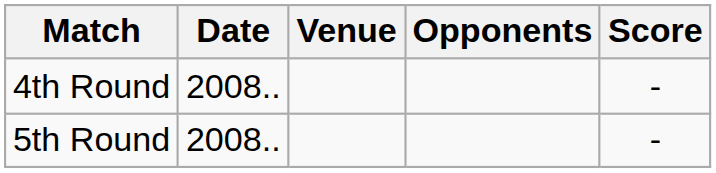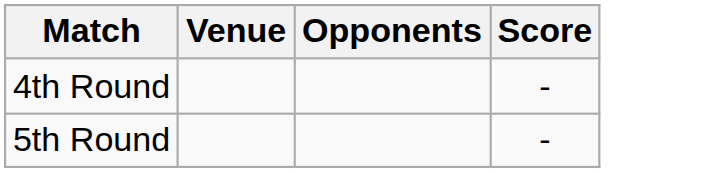- column: (233, 31)
